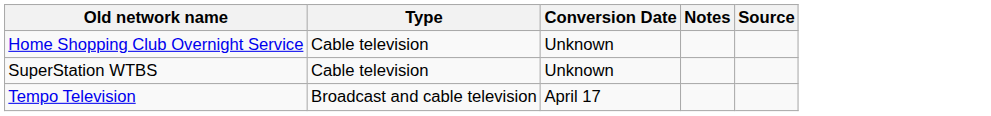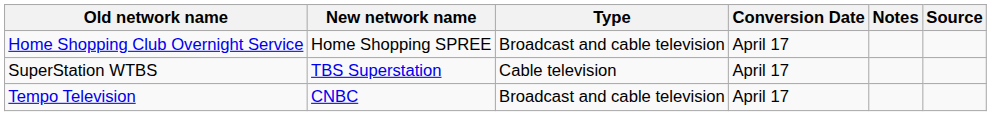+ column: (401, 17)
(370, 44) Cable television -> (612, 44) Broadcast and cable television
(579, 44) Unknown -> (761, 44) April 17
(579, 70) Unknown -> (761, 70) April 17
